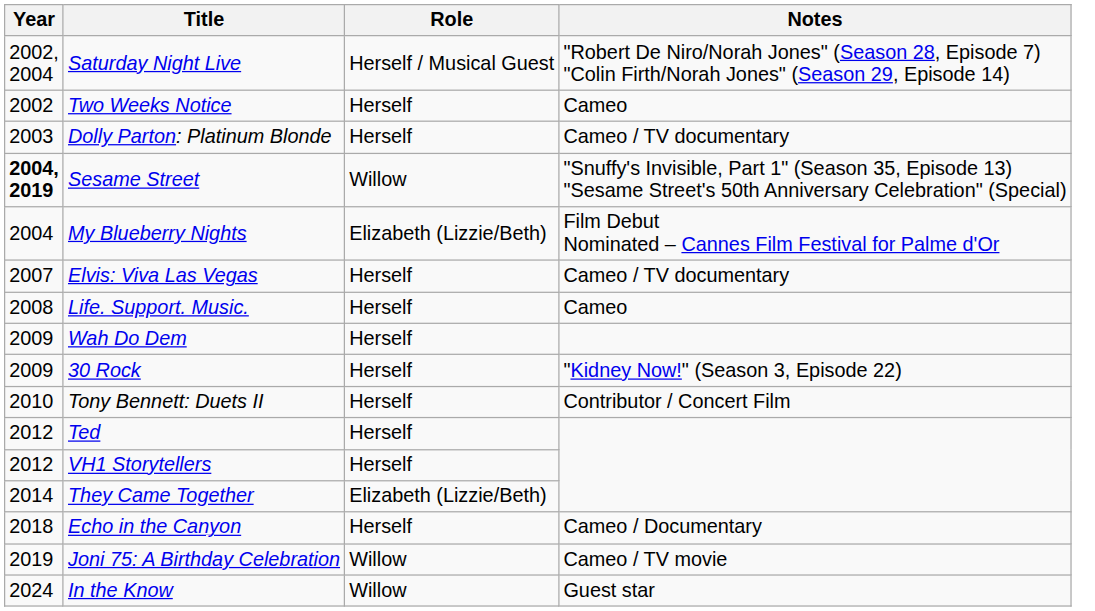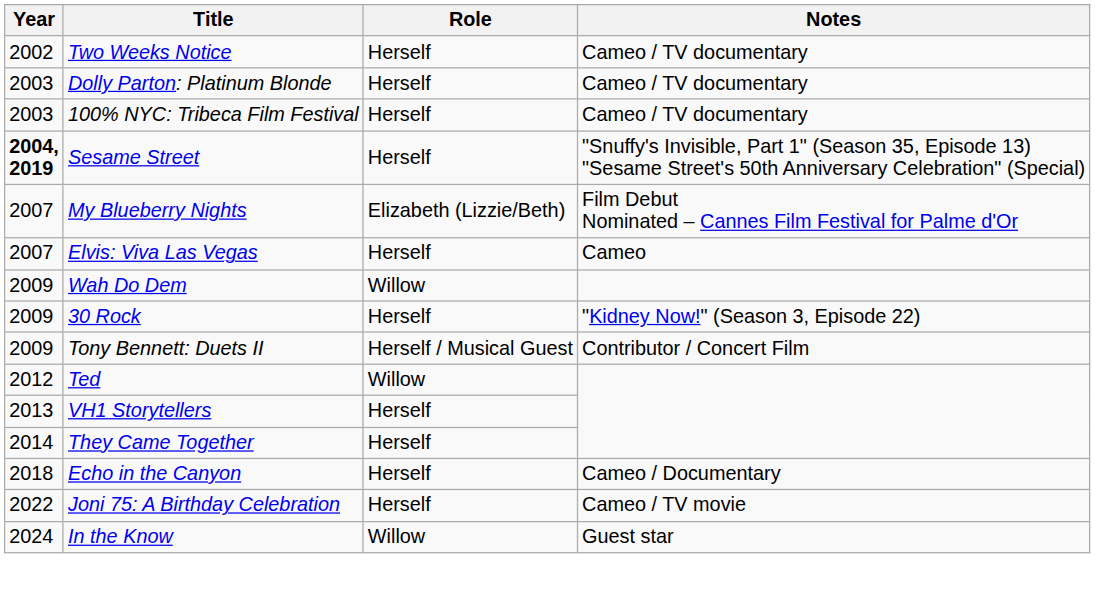- row: (155, 62)
(595, 105) Cameo -> (695, 51) Cameo / TV documentary
+ row: (213, 114)
(378, 179) Willow -> (399, 157) Herself
(31, 233) 2004 -> (31, 211) 2007
(676, 275) Cameo / TV documentary -> (614, 253) Cameo
- row: (158, 307)
(381, 338) Herself -> (396, 285) Willow
(31, 401) 2010 -> (31, 348) 2009
(381, 401) Herself -> (470, 348) Herself / Musical Guest
(381, 433) Herself -> (396, 379) Willow
(31, 464) 2012 -> (31, 410) 2013
(448, 496) Elizabeth (Lizzie/Beth) -> (399, 442) Herself
(31, 559) 2019 -> (31, 505) 2022
(378, 559) Willow -> (399, 505) Herself
